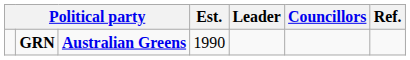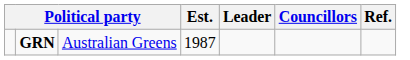(124, 42) bold -> (119, 42) normal
(209, 42) 1990 -> (200, 42) 1987
